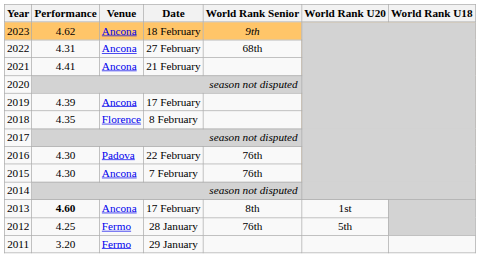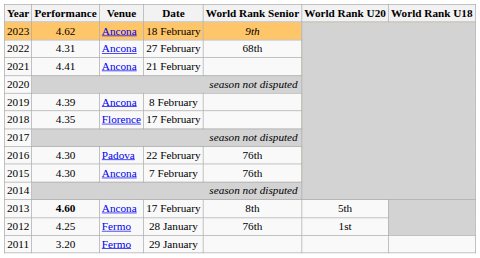(173, 102) 17 February -> (173, 102) 8 February
(173, 119) 8 February -> (173, 119) 17 February
(345, 208) 1st -> (345, 208) 5th
(345, 226) 5th -> (345, 226) 1st
